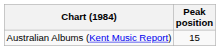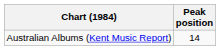(194, 38) 15 -> (194, 38) 14
